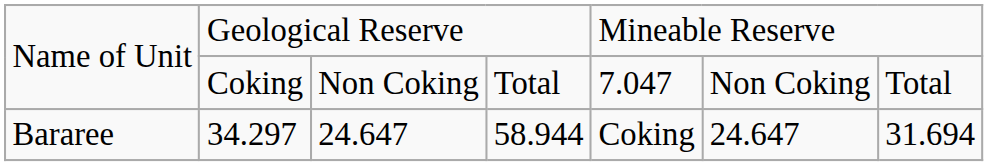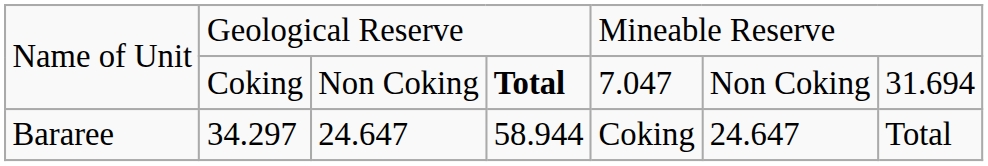(527, 82) normal -> (529, 82) bold
(919, 82) Total -> (930, 82) 31.694
(930, 133) 31.694 -> (919, 133) Total
